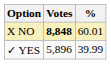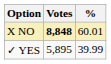(59, 49) 5,896 -> (59, 49) 5,895
